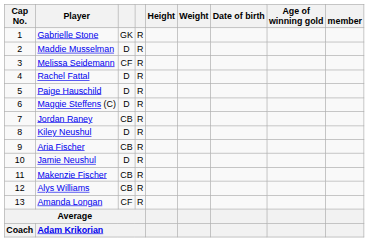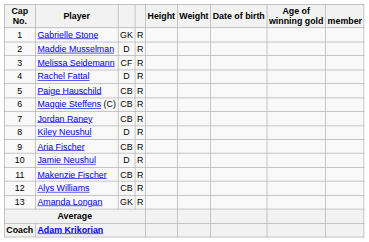(126, 90) D -> (126, 90) CB
(126, 104) D -> (126, 104) CB
(126, 202) CF -> (126, 202) GK
